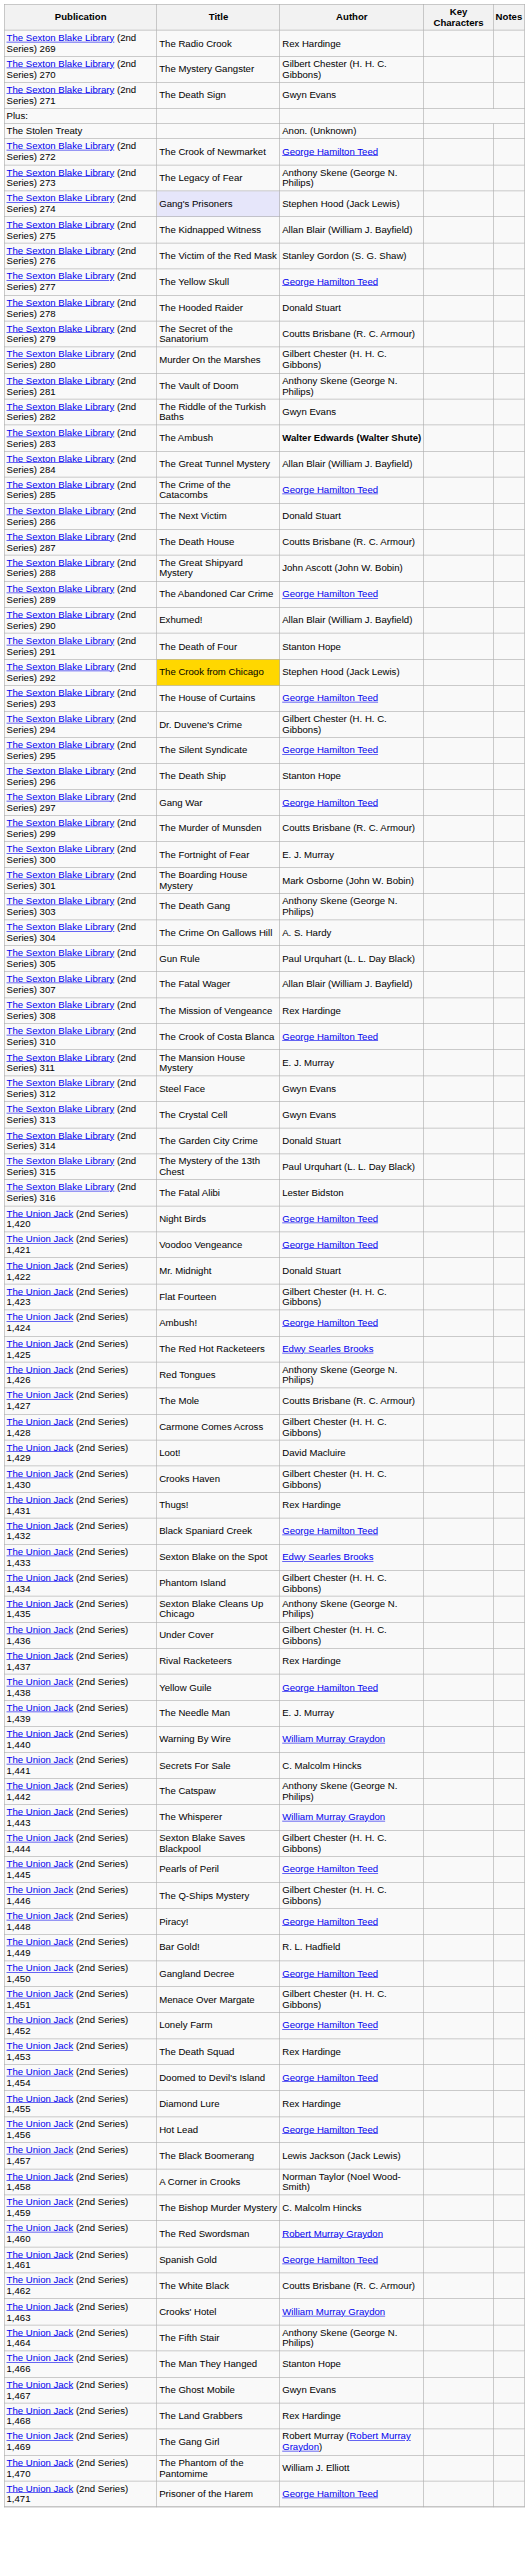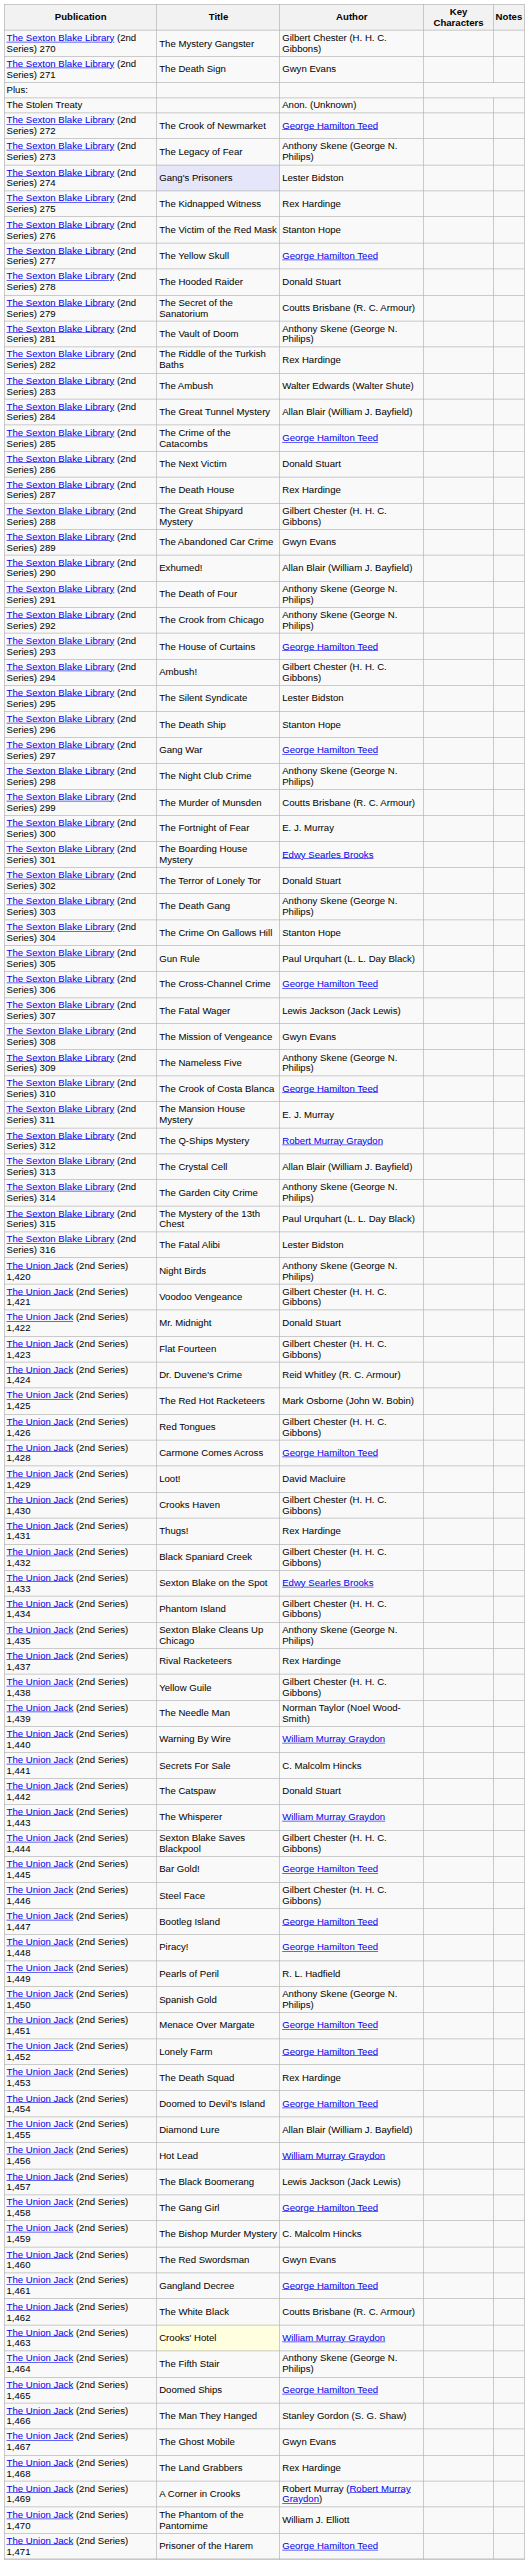- row: (71, 43)
(341, 204) Stephen Hood (Jack Lewis) -> (313, 178) Lester Bidston
(347, 230) Allan Blair (William J. Bayfield) -> (312, 204) Rex Hardinge
(344, 256) Stanley Gordon (S. G. Shaw) -> (312, 230) Stanton Hope
- row: (71, 360)
(309, 412) Gwyn Evans -> (312, 360) Rex Hardinge
(352, 438) bold -> (348, 386) normal
(349, 542) Coutts Brisbane (R. C. Armour) -> (312, 490) Rex Hardinge
(342, 568) John Ascott (John W. Bobin) -> (334, 516) Gilbert Chester (H. H. C. Gibbons)
(330, 594) George Hamilton Teed -> (309, 542) Gwyn Evans
(312, 646) Stanton Hope -> (340, 594) Anthony Skene (George N. Philips)
(211, 672) gold background -> (211, 620) no background
(341, 672) Stephen Hood (Jack Lewis) -> (340, 620) Anthony Skene (George N. Philips)
(201, 724) Dr. Duvene's Crime -> (178, 672) Ambush!
(330, 750) George Hamilton Teed -> (313, 698) Lester Bidston
+ row: (71, 776)
(348, 880) Mark Osborne (John W. Bobin) -> (328, 854) Edwy Searles Brooks
+ row: (71, 880)
(307, 932) A. S. Hardy -> (312, 932) Stanton Hope
+ row: (71, 984)
(347, 984) Allan Blair (William J. Bayfield) -> (341, 1010) Lewis Jackson (Jack Lewis)
(312, 1010) Rex Hardinge -> (309, 1036) Gwyn Evans
+ row: (71, 1062)
(182, 1088) Steel Face -> (204, 1141) The Q-Ships Mystery
(309, 1088) Gwyn Evans -> (333, 1141) Robert Murray Graydon
(309, 1114) Gwyn Evans -> (347, 1167) Allan Blair (William J. Bayfield)
(312, 1141) Donald Stuart -> (340, 1193) Anthony Skene (George N. Philips)
(330, 1219) George Hamilton Teed -> (340, 1271) Anthony Skene (George N. Philips)
(330, 1245) George Hamilton Teed -> (334, 1297) Gilbert Chester (H. H. C. Gibbons)
(178, 1323) Ambush! -> (201, 1375) Dr. Duvene's Crime
(330, 1323) George Hamilton Teed -> (341, 1375) Reid Whitley (R. C. Armour)
(328, 1349) Edwy Searles Brooks -> (348, 1401) Mark Osborne (John W. Bobin)
(340, 1375) Anthony Skene (George N. Philips) -> (334, 1427) Gilbert Chester (H. H. C. Gibbons)
- row: (67, 1401)
(334, 1427) Gilbert Chester (H. H. C. Gibbons) -> (330, 1453) George Hamilton Teed
(330, 1531) George Hamilton Teed -> (334, 1557) Gilbert Chester (H. H. C. Gibbons)
- row: (67, 1635)
(330, 1687) George Hamilton Teed -> (334, 1687) Gilbert Chester (H. H. C. Gibbons)
(308, 1713) E. J. Murray -> (342, 1713) Norman Taylor (Noel Wood-Smith)
(340, 1791) Anthony Skene (George N. Philips) -> (312, 1791) Donald Stuart
(189, 1869) Pearls of Peril -> (179, 1869) Bar Gold!
(204, 1895) The Q-Ships Mystery -> (182, 1895) Steel Face
+ row: (67, 1921)
(179, 1947) Bar Gold! -> (189, 1973) Pearls of Peril
(197, 1973) Gangland Decree -> (188, 1999) Spanish Gold
(330, 1973) George Hamilton Teed -> (340, 1999) Anthony Skene (George N. Philips)
(334, 1999) Gilbert Chester (H. H. C. Gibbons) -> (330, 2025) George Hamilton Teed
(312, 2103) Rex Hardinge -> (347, 2129) Allan Blair (William J. Bayfield)
(330, 2129) George Hamilton Teed -> (334, 2155) William Murray Graydon
(200, 2182) A Corner in Crooks -> (189, 2208) The Gang Girl
(342, 2182) Norman Taylor (Noel Wood-Smith) -> (330, 2208) George Hamilton Teed
(333, 2234) Robert Murray Graydon -> (309, 2260) Gwyn Evans
(188, 2260) Spanish Gold -> (197, 2286) Gangland Decree
(188, 2312) no background -> (188, 2338) lightyellow background
+ row: (67, 2390)
(312, 2364) Stanton Hope -> (344, 2416) Stanley Gordon (S. G. Shaw)
(189, 2442) The Gang Girl -> (200, 2494) A Corner in Crooks
